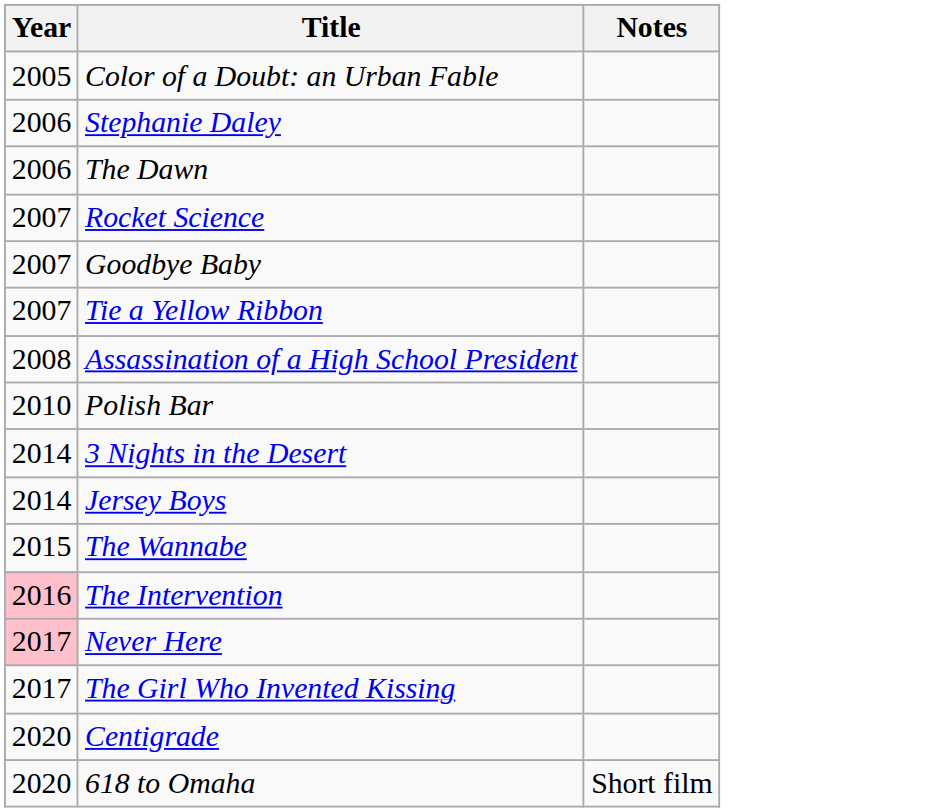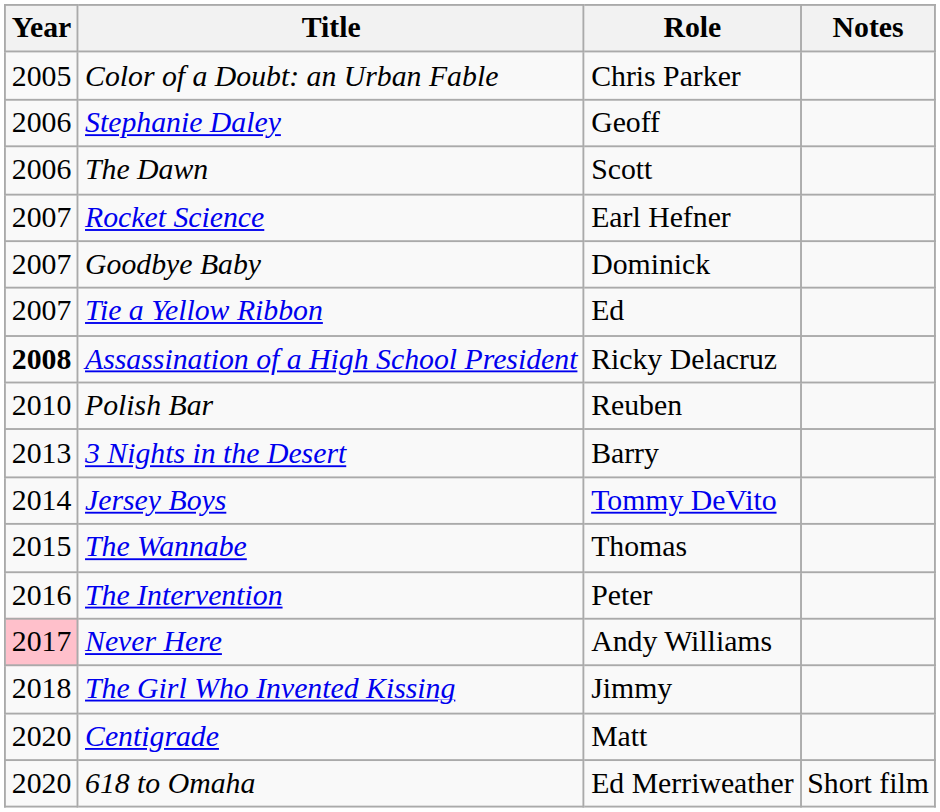+ column: (692, 28)
(42, 358) normal -> (42, 358) bold
(42, 452) 2014 -> (42, 452) 2013
(42, 594) pink background -> (42, 594) no background
(42, 688) 2017 -> (42, 688) 2018
